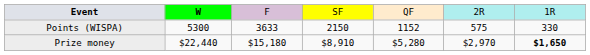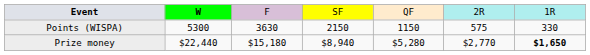(267, 27) 3633 -> (267, 27) 3630
(408, 27) 1152 -> (408, 27) 1150
(338, 42) $8,910 -> (338, 42) $8,940
(479, 42) $2,970 -> (479, 42) $2,770
